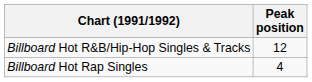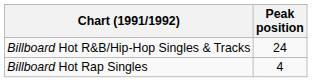(280, 47) 12 -> (280, 47) 24
